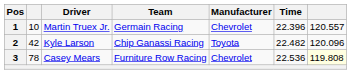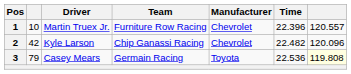(149, 27) Germain Racing -> (160, 27) Furniture Row Racing
(225, 42) Toyota -> (231, 42) Chevrolet
(34, 58) 78 -> (34, 58) 79
(160, 58) Furniture Row Racing -> (149, 58) Germain Racing
(231, 58) Chevrolet -> (225, 58) Toyota
